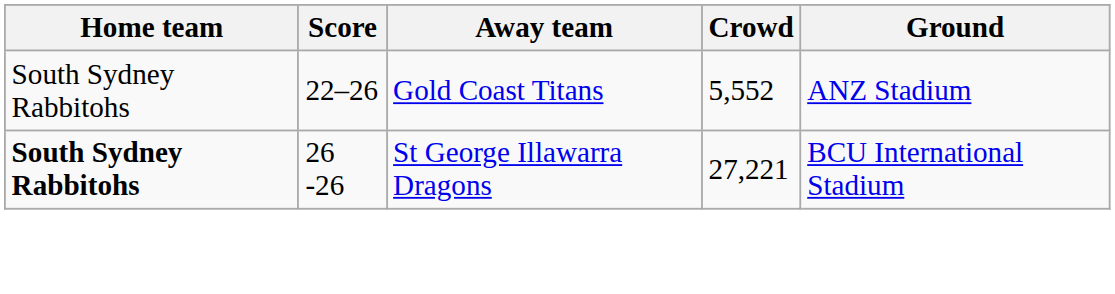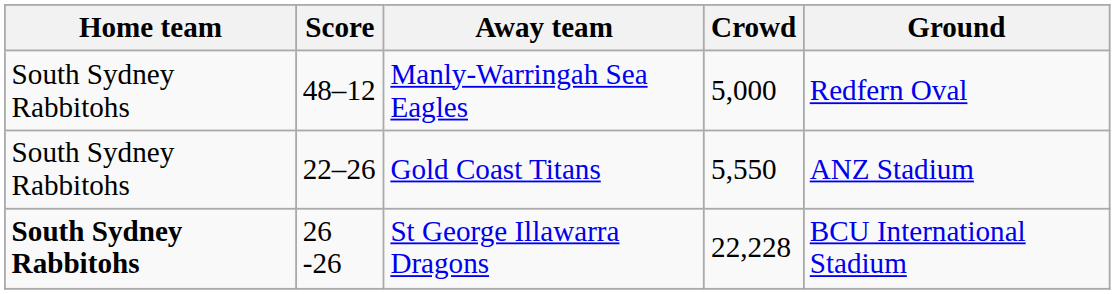+ row: (519, 90)
(741, 90) 5,552 -> (744, 169) 5,550
(749, 169) 27,221 -> (751, 248) 22,228
